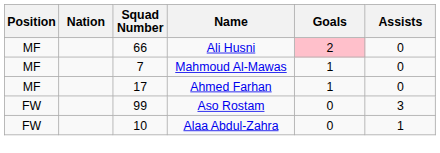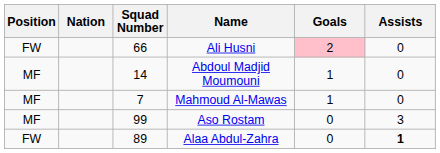(32, 48) MF -> (32, 48) FW
+ row: (231, 74)
- row: (231, 87)
(32, 106) FW -> (32, 120) MF
(140, 126) 10 -> (140, 139) 89
(400, 126) normal -> (400, 139) bold
